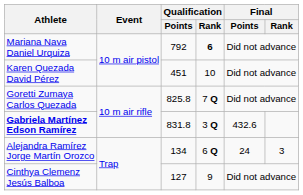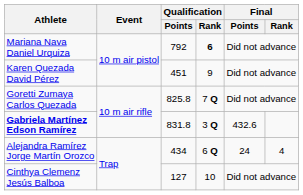(210, 73) 10 -> (210, 73) 9
(178, 151) 134 -> (178, 151) 434
(282, 151) 3 -> (282, 151) 4
(210, 177) 9 -> (210, 177) 10
